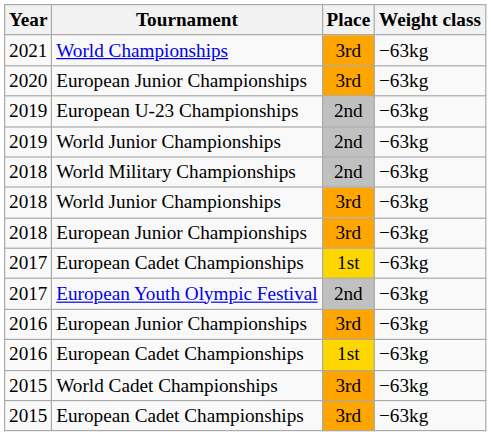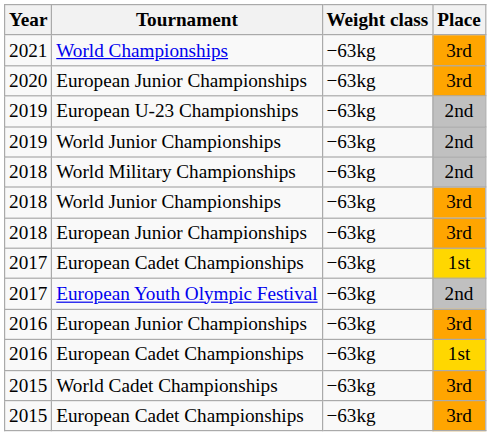columns swapped: (348, 19) <-> (430, 19)
